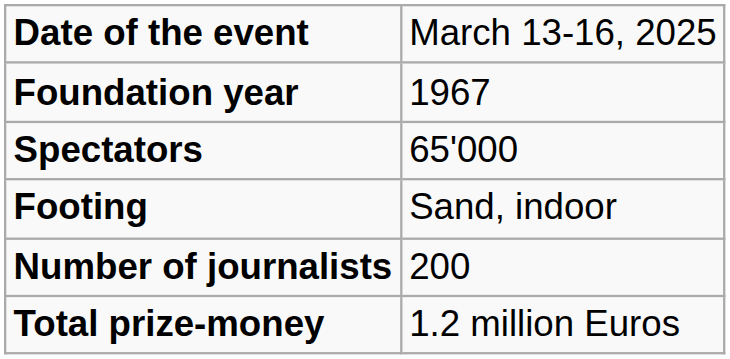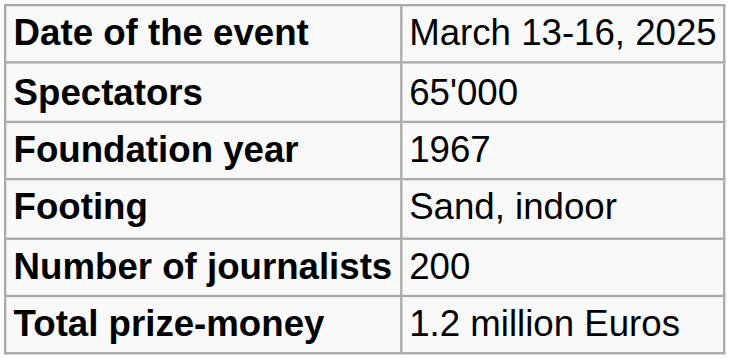rows swapped: (156, 91) <-> (108, 149)
